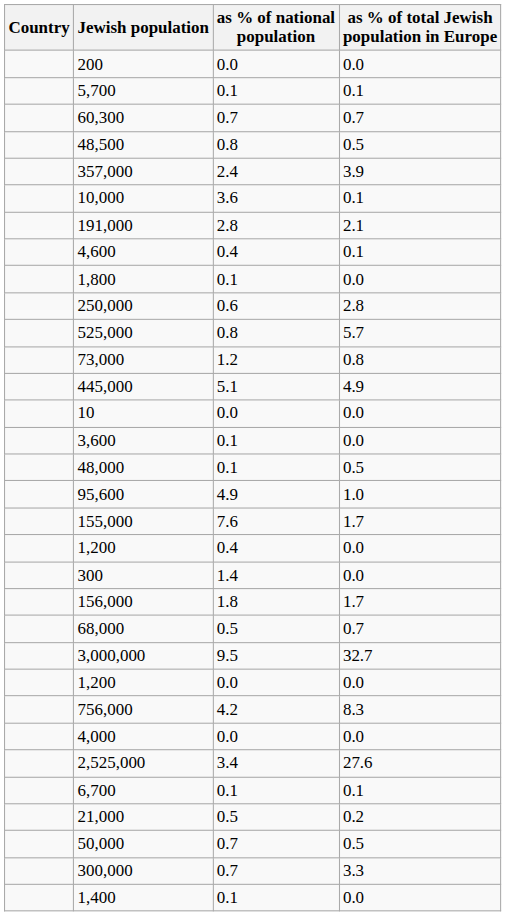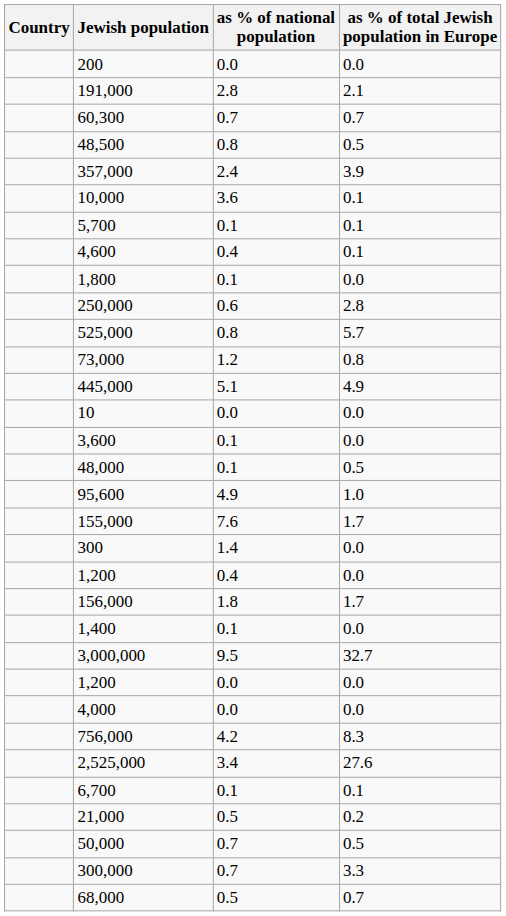rows swapped: (105, 225) <-> (97, 90)
rows swapped: (97, 548) <-> (90, 574)
rows swapped: (97, 897) <-> (101, 628)
rows swapped: (105, 709) <-> (97, 736)
